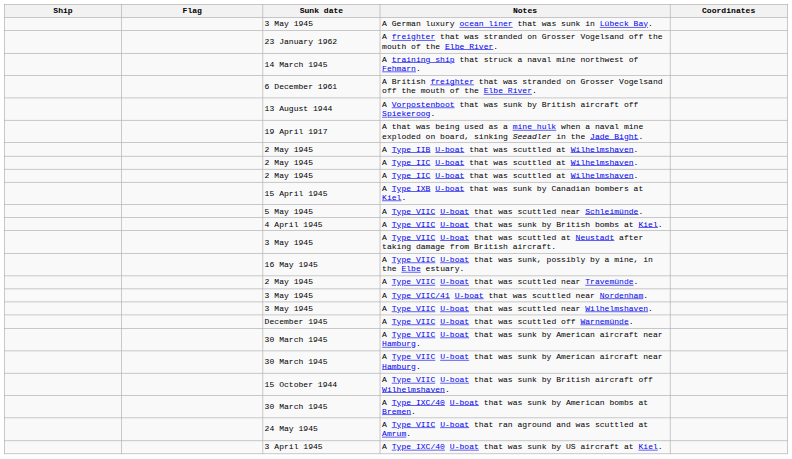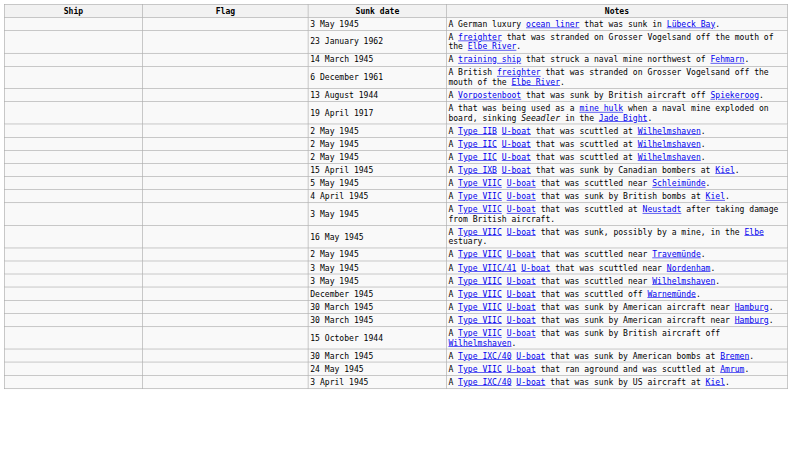- column: (729, 11)
